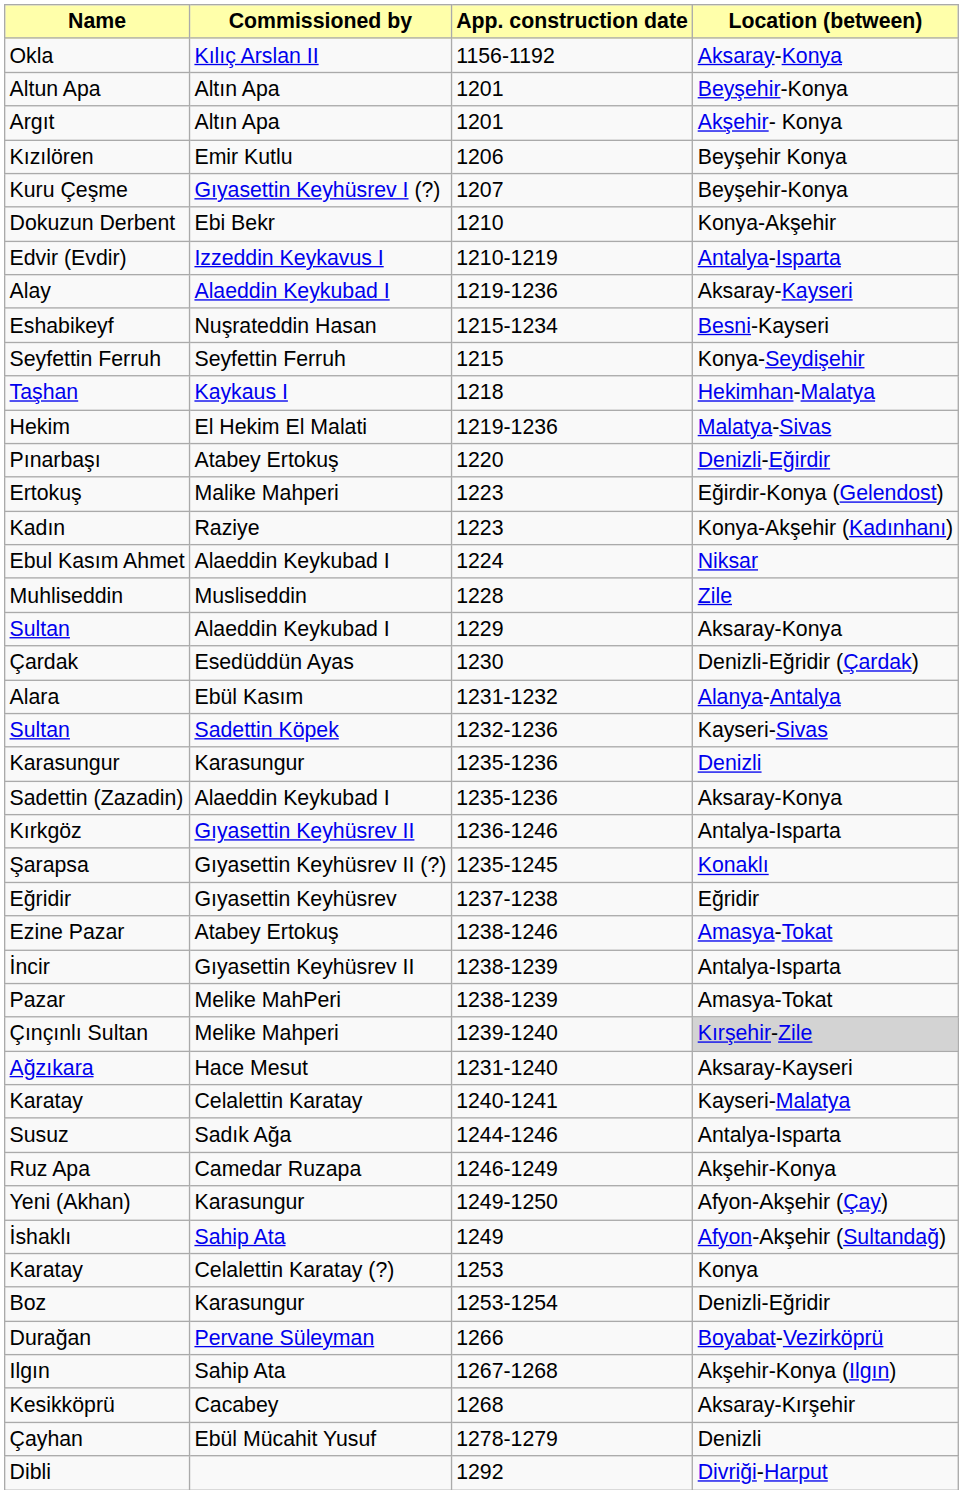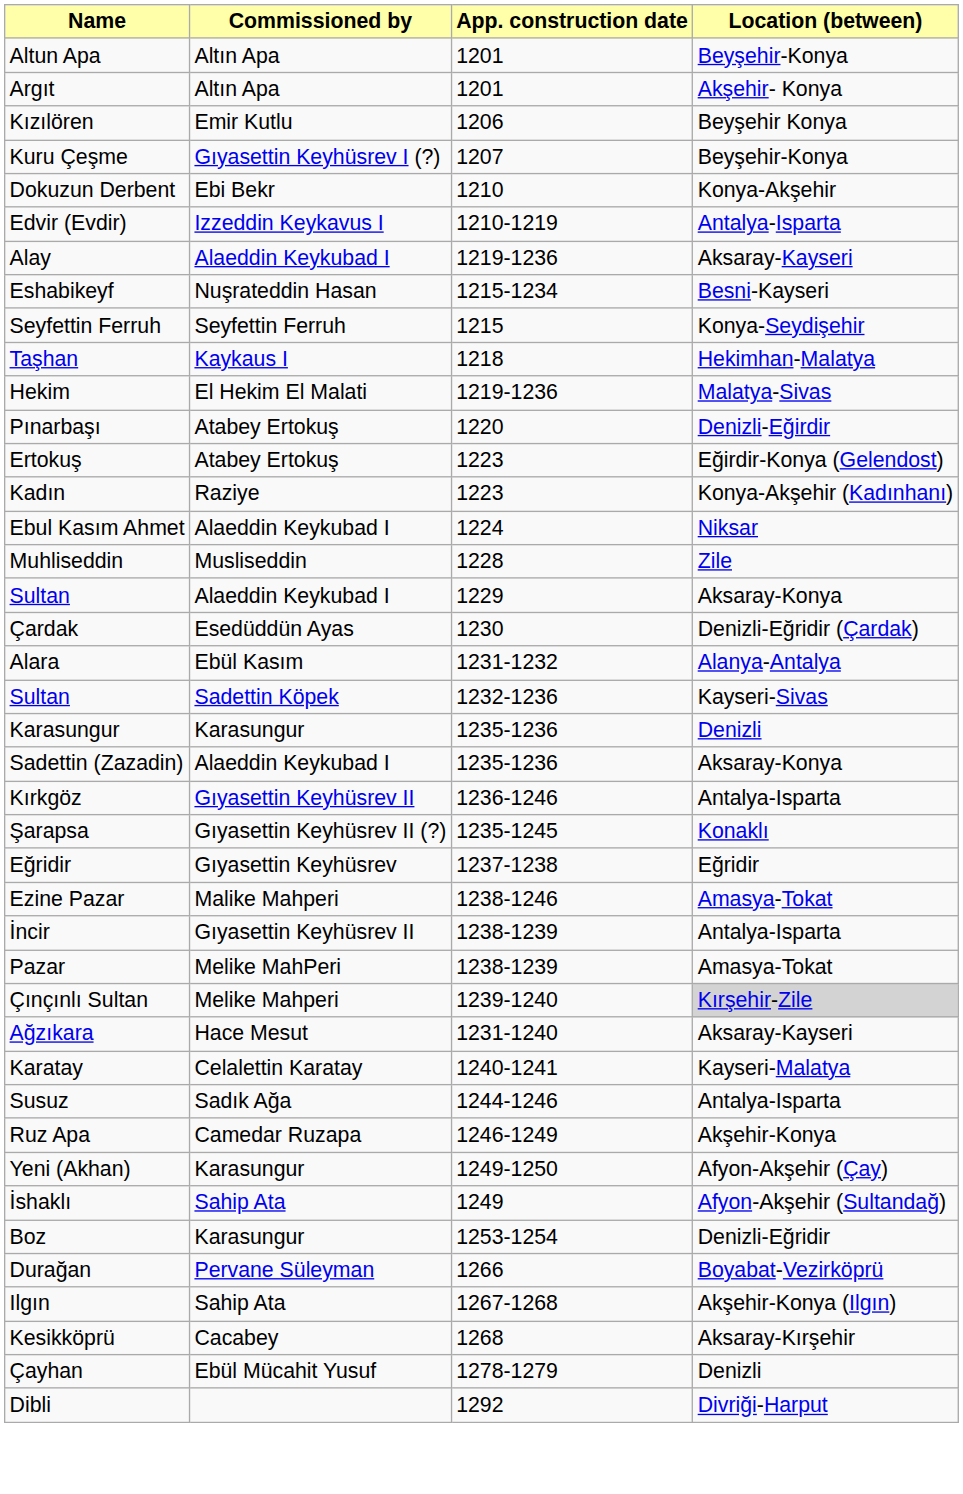- row: (31, 55)
(267, 493) Malike Mahperi -> (267, 460) Atabey Ertokuş
(267, 932) Atabey Ertokuş -> (267, 898) Malike Mahperi
- row: (46, 1270)
